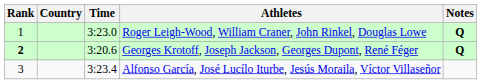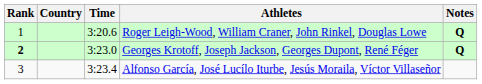(102, 32) 3:23.0 -> (102, 32) 3:20.6
(102, 50) 3:20.6 -> (102, 50) 3:23.0
